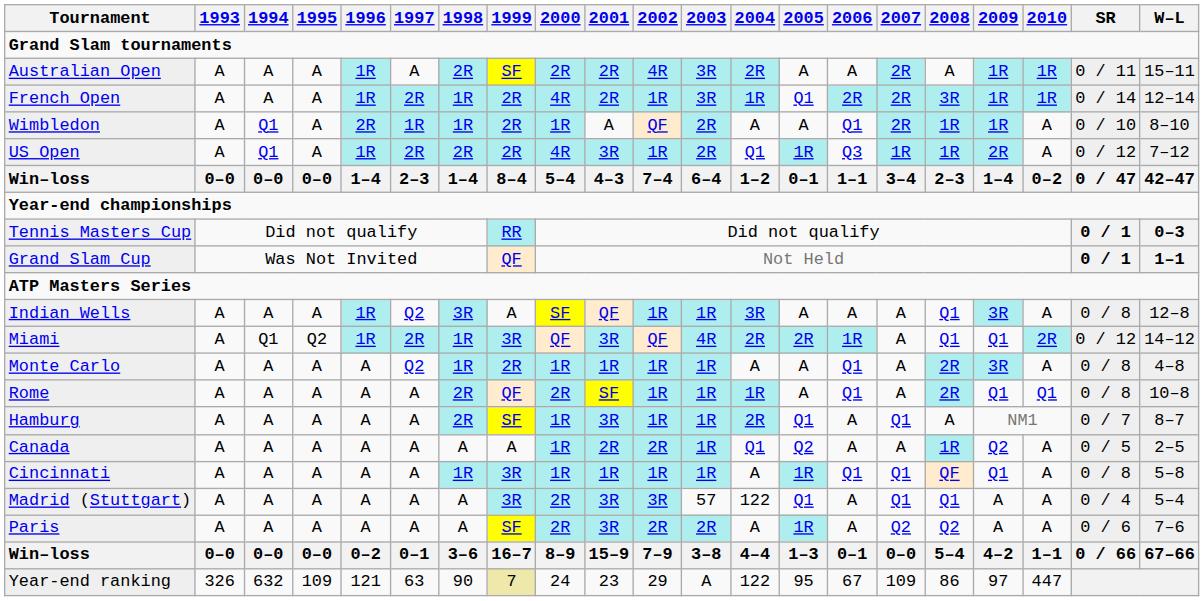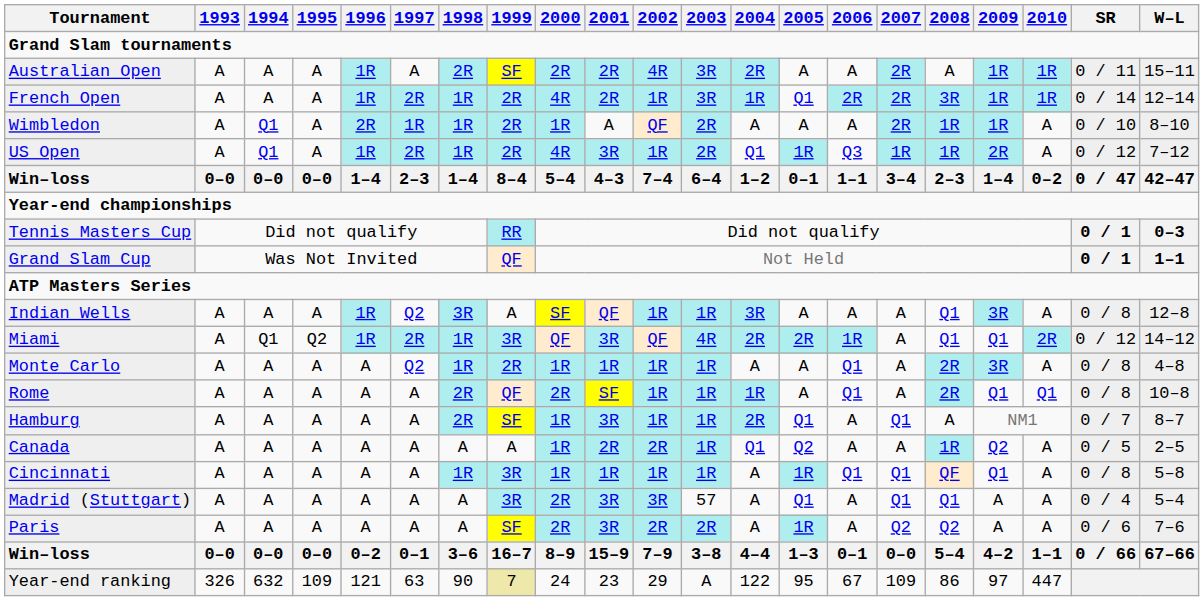(852, 125) Q1 -> (852, 125) A
(463, 152) 2R -> (463, 152) 1R
(755, 501) 122 -> (755, 501) A
